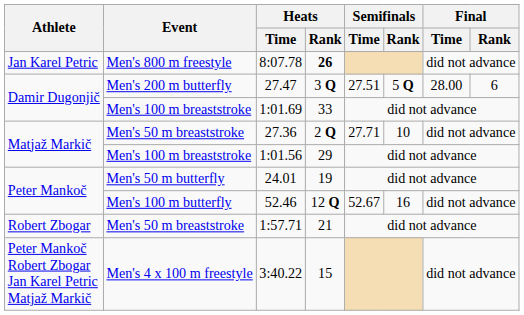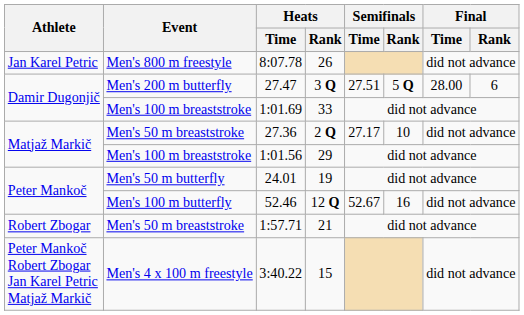(325, 63) bold -> (325, 63) normal
(364, 132) 27.71 -> (364, 132) 27.17
